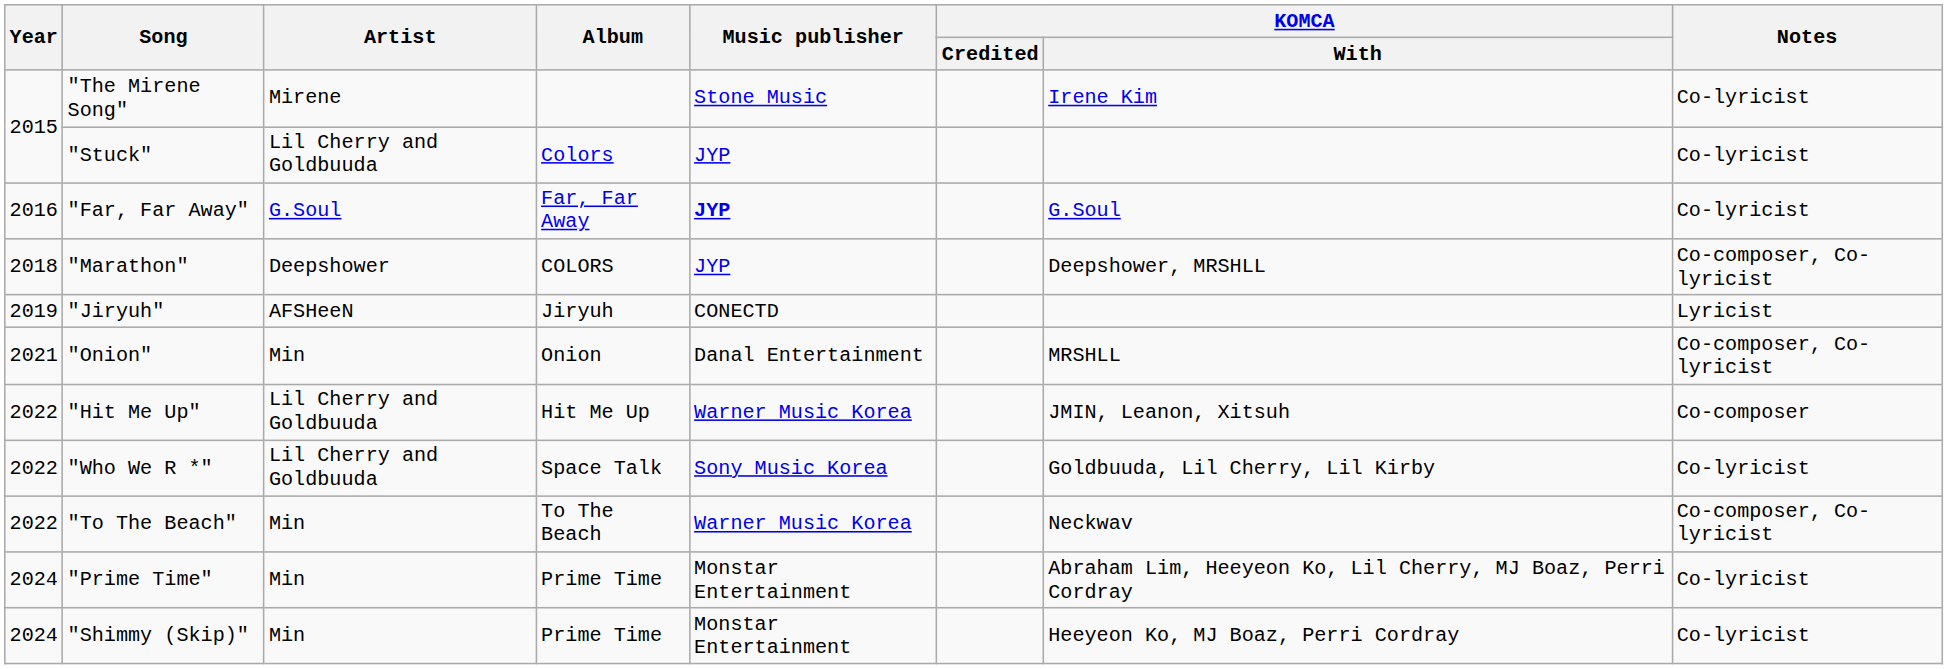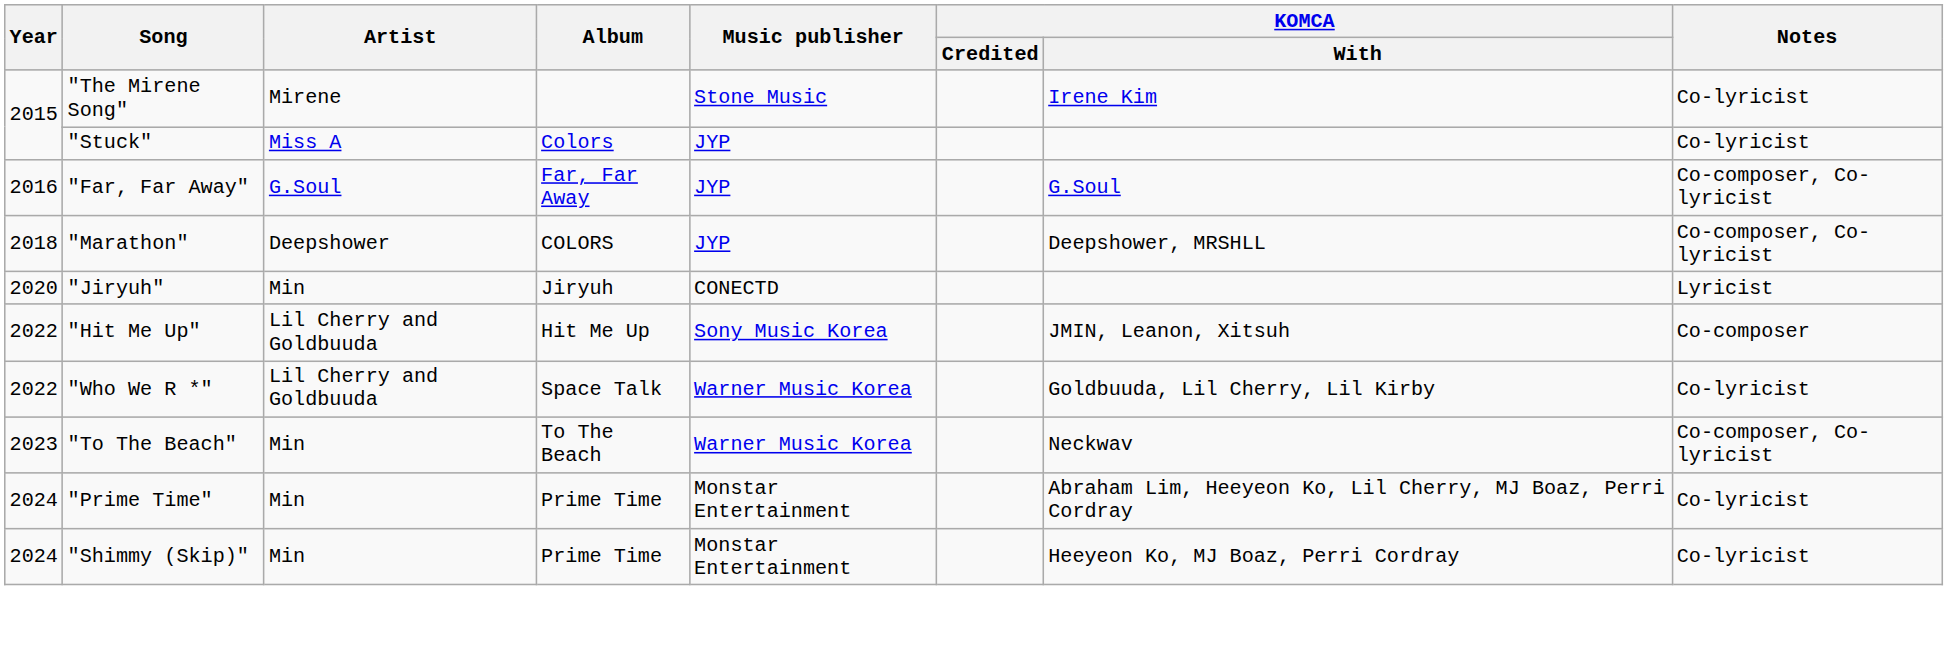(354, 155) Lil Cherry and Goldbuuda -> (305, 143) Miss A
(712, 211) bold -> (712, 187) normal
(1743, 211) Co-lyricist -> (1773, 187) Co-composer, Co-lyricist
(34, 311) 2019 -> (34, 288) 2020
(311, 311) AFSHeeN -> (287, 288) Min
- row: (110, 356)
(803, 412) Warner Music Korea -> (791, 332) Sony Music Korea
(791, 468) Sony Music Korea -> (803, 389) Warner Music Korea
(34, 524) 2022 -> (34, 445) 2023
